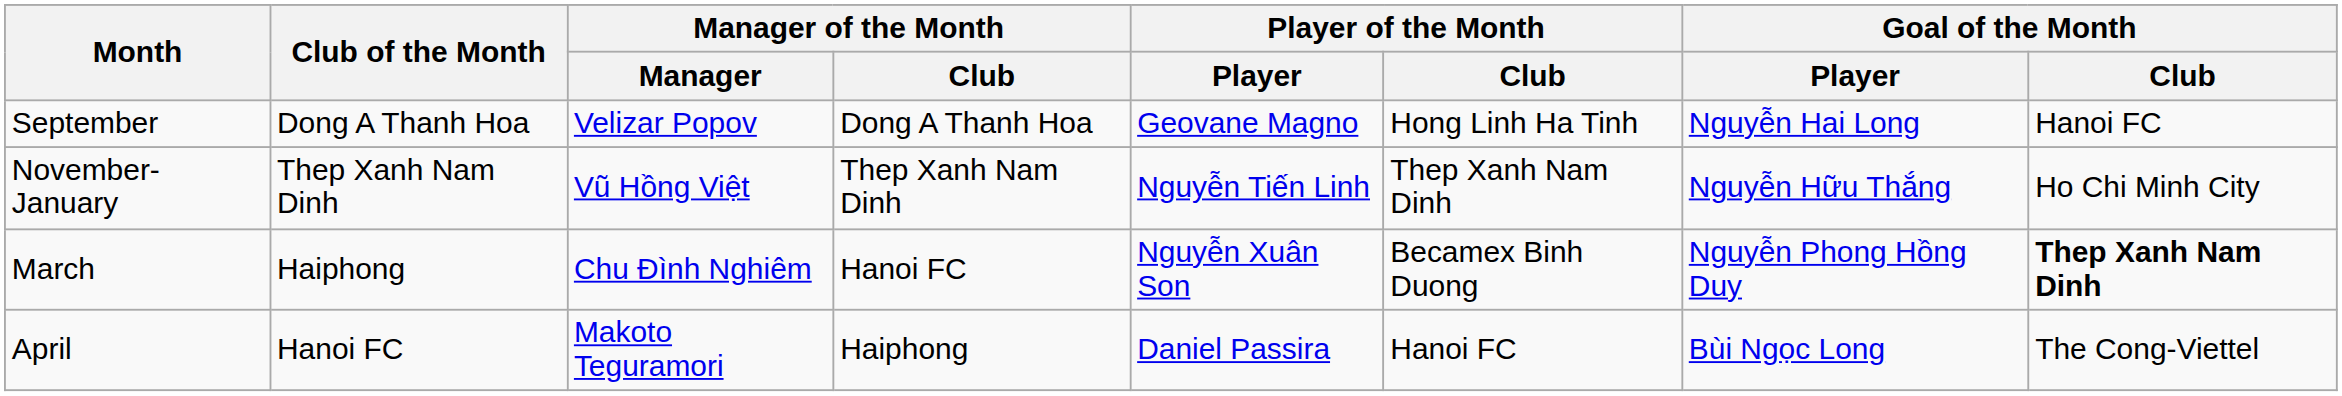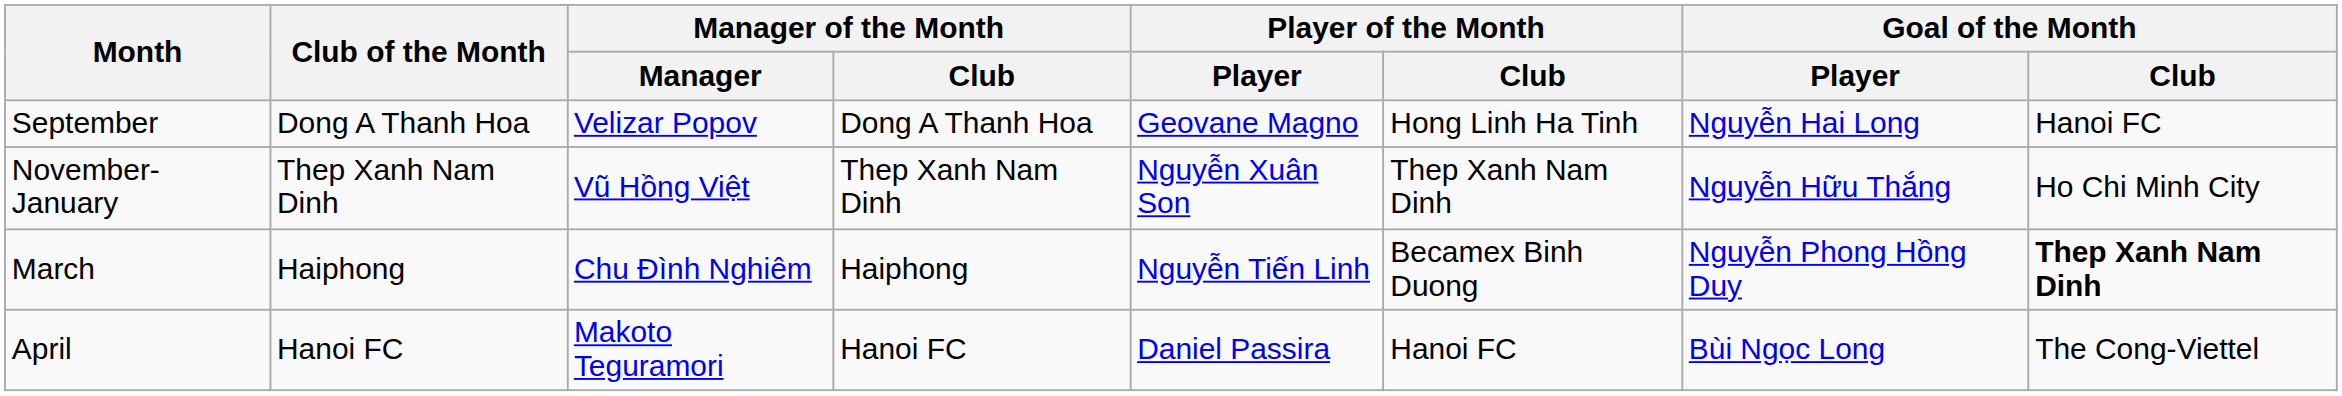(1254, 187) Nguyễn Tiến Linh -> (1228, 187) Nguyễn Xuân Son
(903, 268) Hanoi FC -> (904, 268) Haiphong
(1228, 268) Nguyễn Xuân Son -> (1254, 268) Nguyễn Tiến Linh
(904, 349) Haiphong -> (903, 349) Hanoi FC
